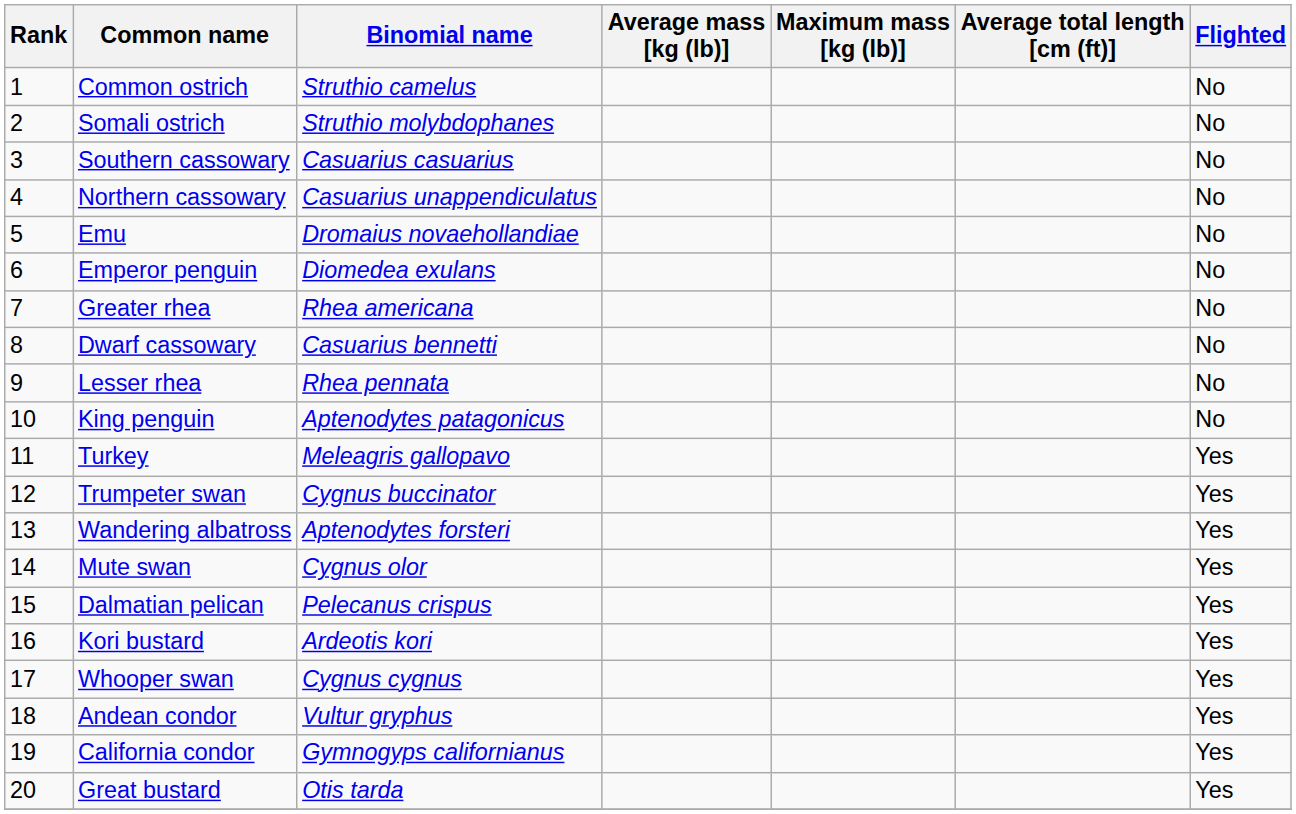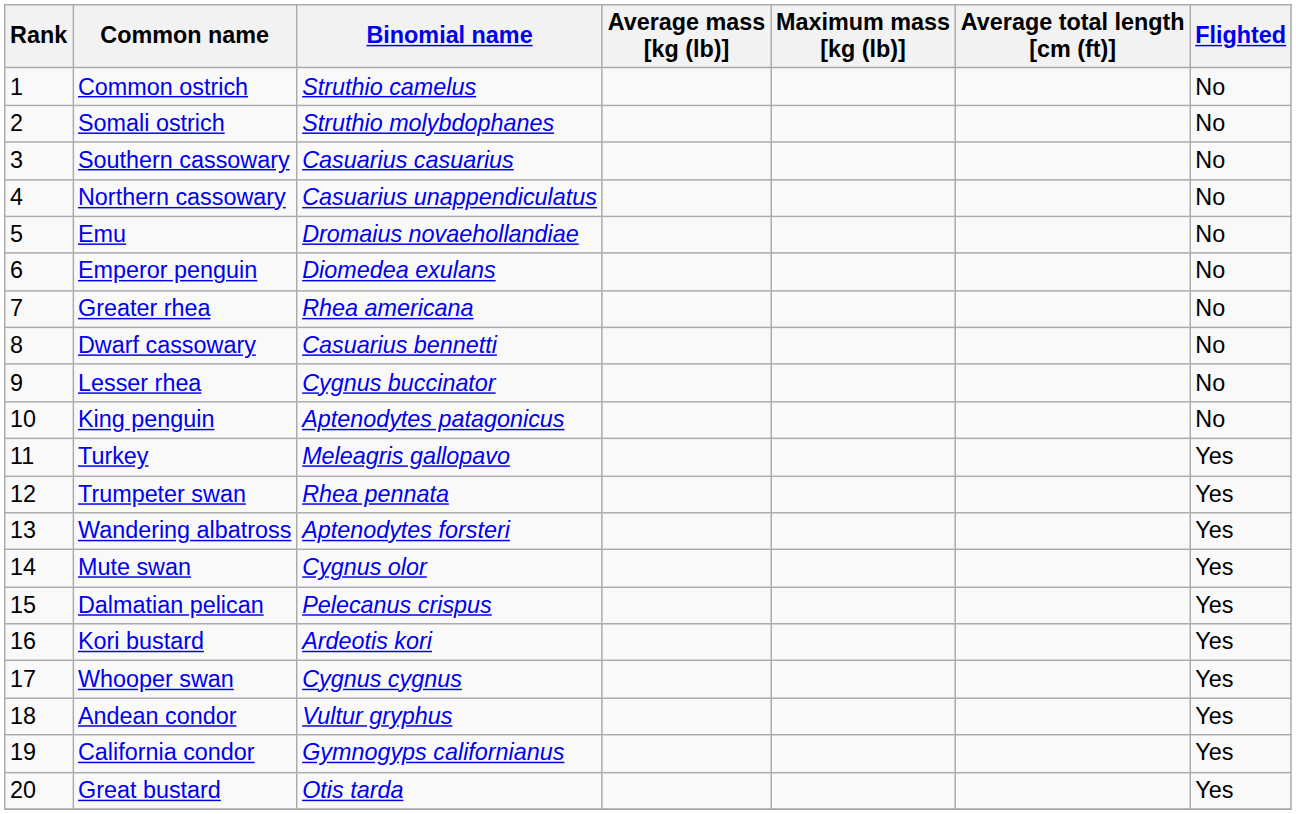(376, 382) Rhea pennata -> (399, 382) Cygnus buccinator
(399, 493) Cygnus buccinator -> (376, 493) Rhea pennata
